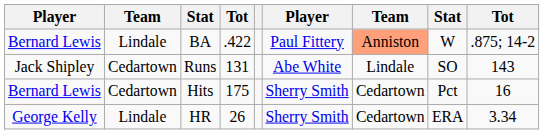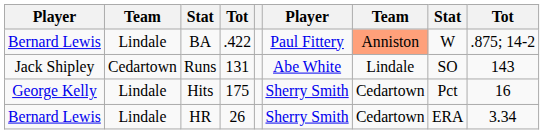(54, 91) Bernard Lewis -> (54, 91) George Kelly
(142, 91) Cedartown -> (142, 91) Lindale
(54, 116) George Kelly -> (54, 116) Bernard Lewis
